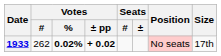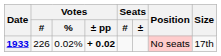(42, 43) 262 -> (42, 43) 226
(68, 43) bold -> (68, 43) normal
